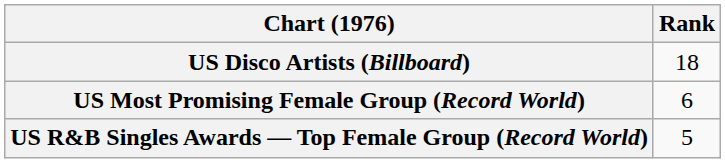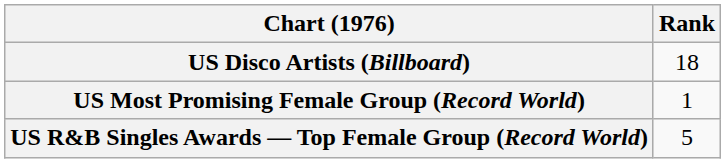(687, 99) 6 -> (687, 99) 1
